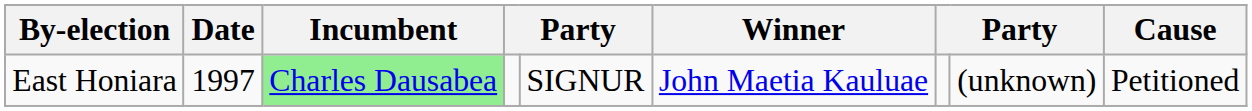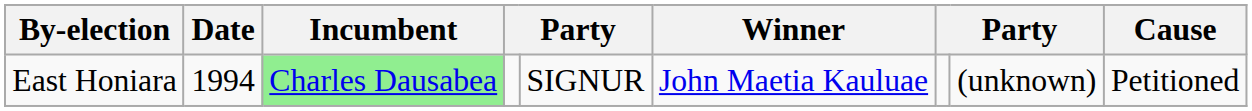(223, 79) 1997 -> (223, 79) 1994
